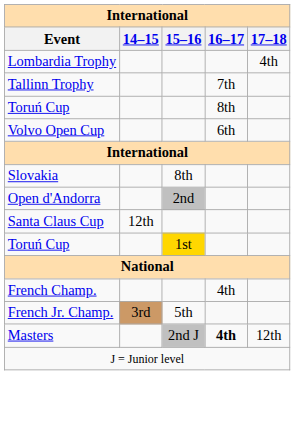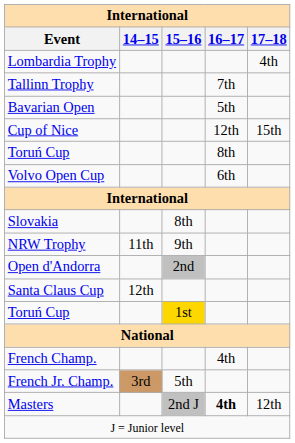+ row: (51, 107)
+ row: (43, 130)
+ row: (47, 244)
